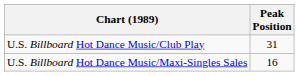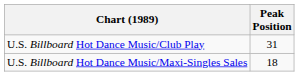(272, 62) 16 -> (272, 62) 18
